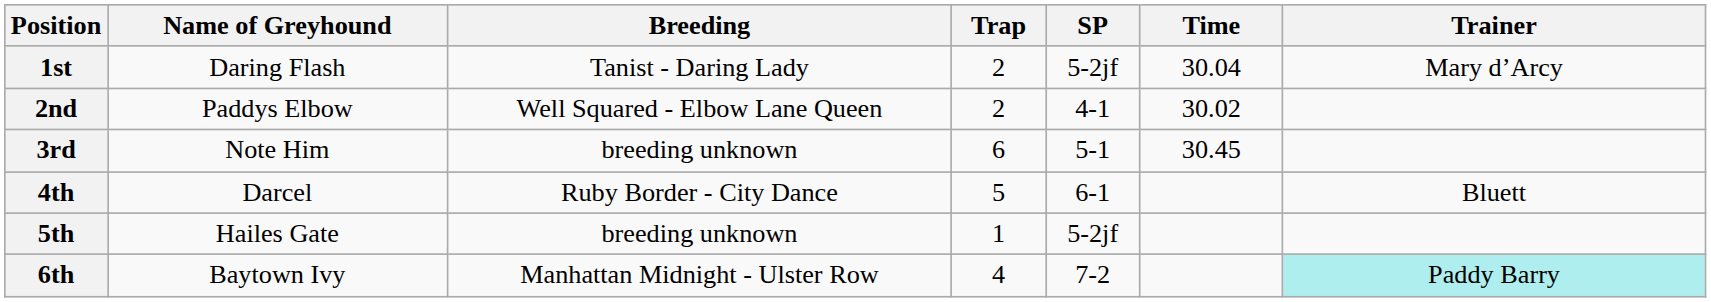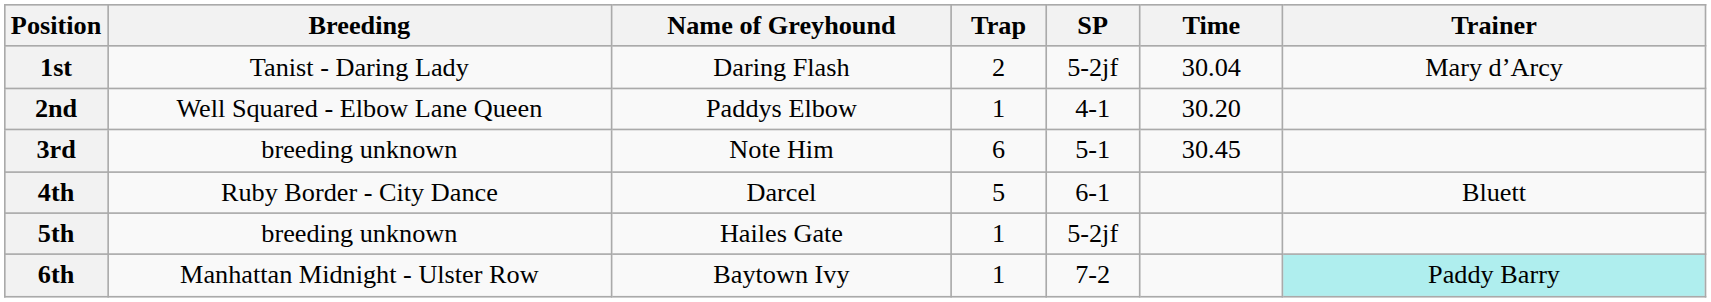columns swapped: (277, 25) <-> (699, 25)
(999, 108) 2 -> (999, 108) 1
(1211, 108) 30.02 -> (1211, 108) 30.20
(999, 274) 4 -> (999, 274) 1
